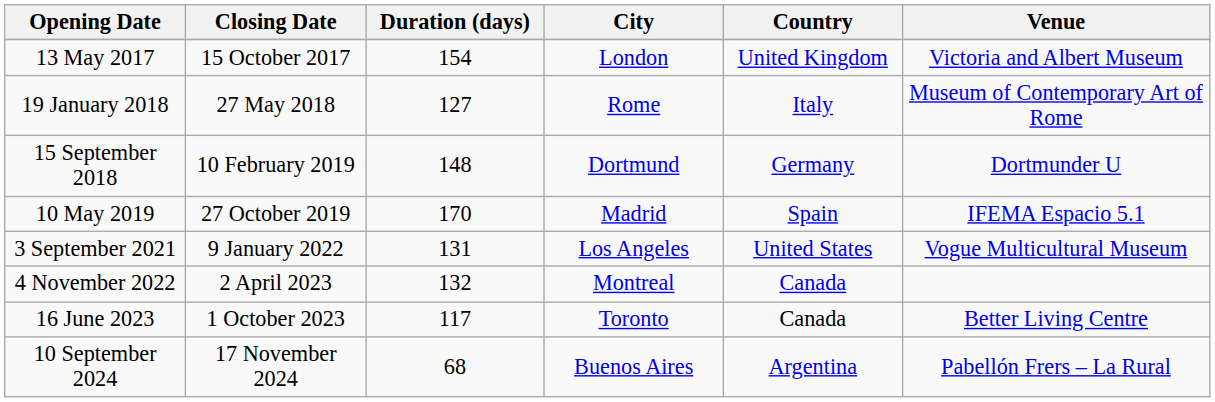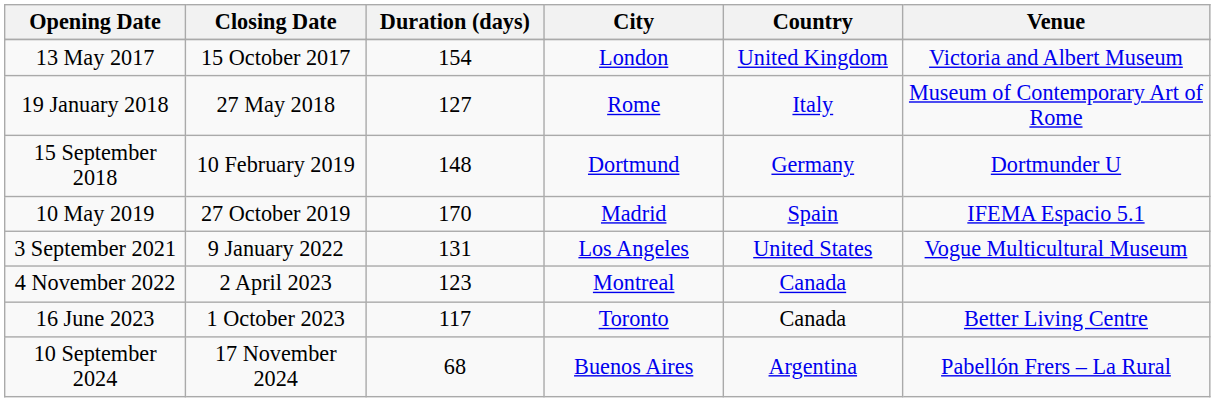(455, 283) 132 -> (455, 283) 123
